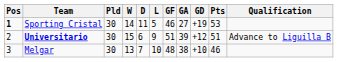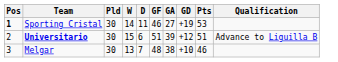- column: (156, 11)
